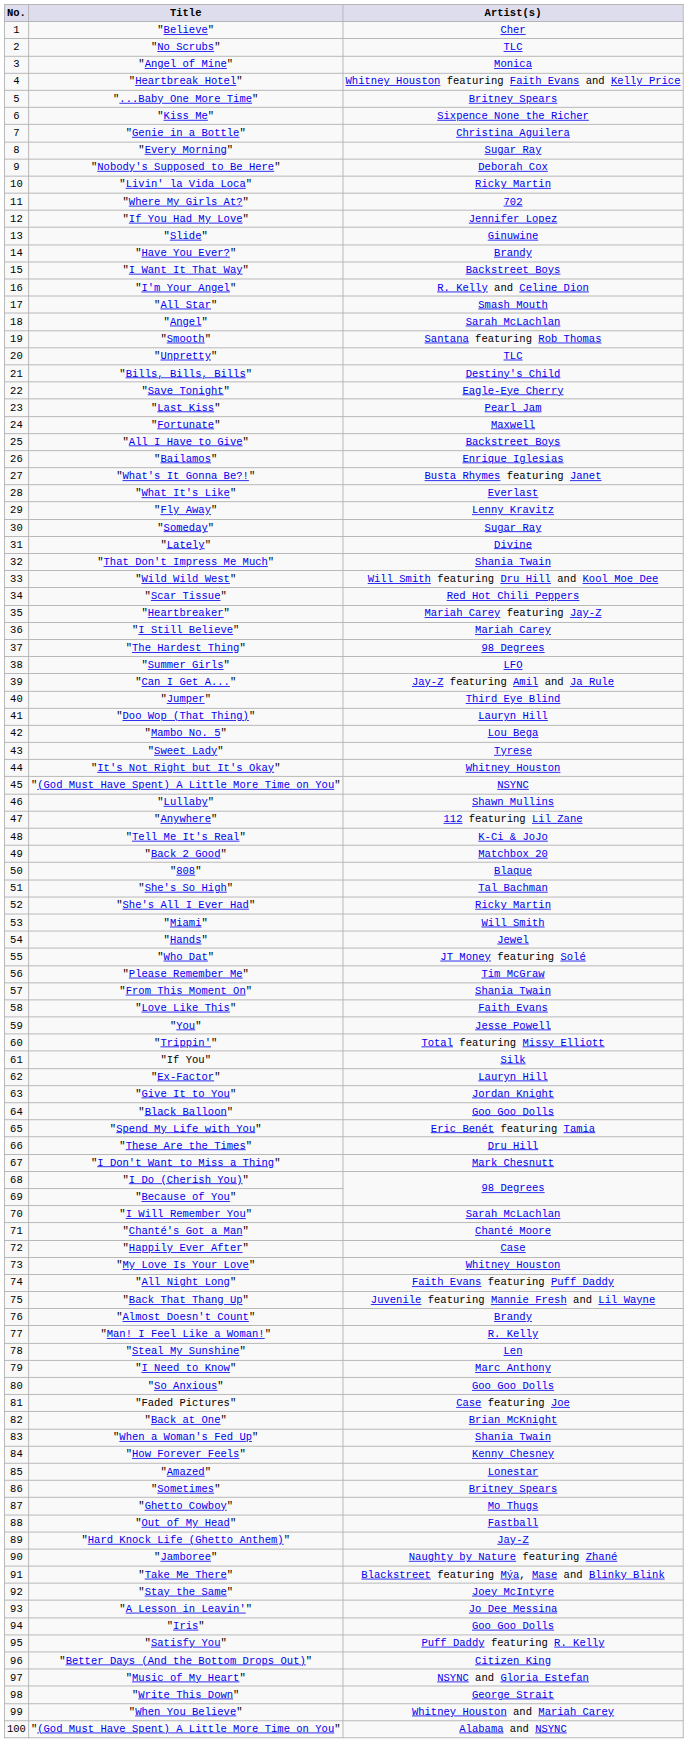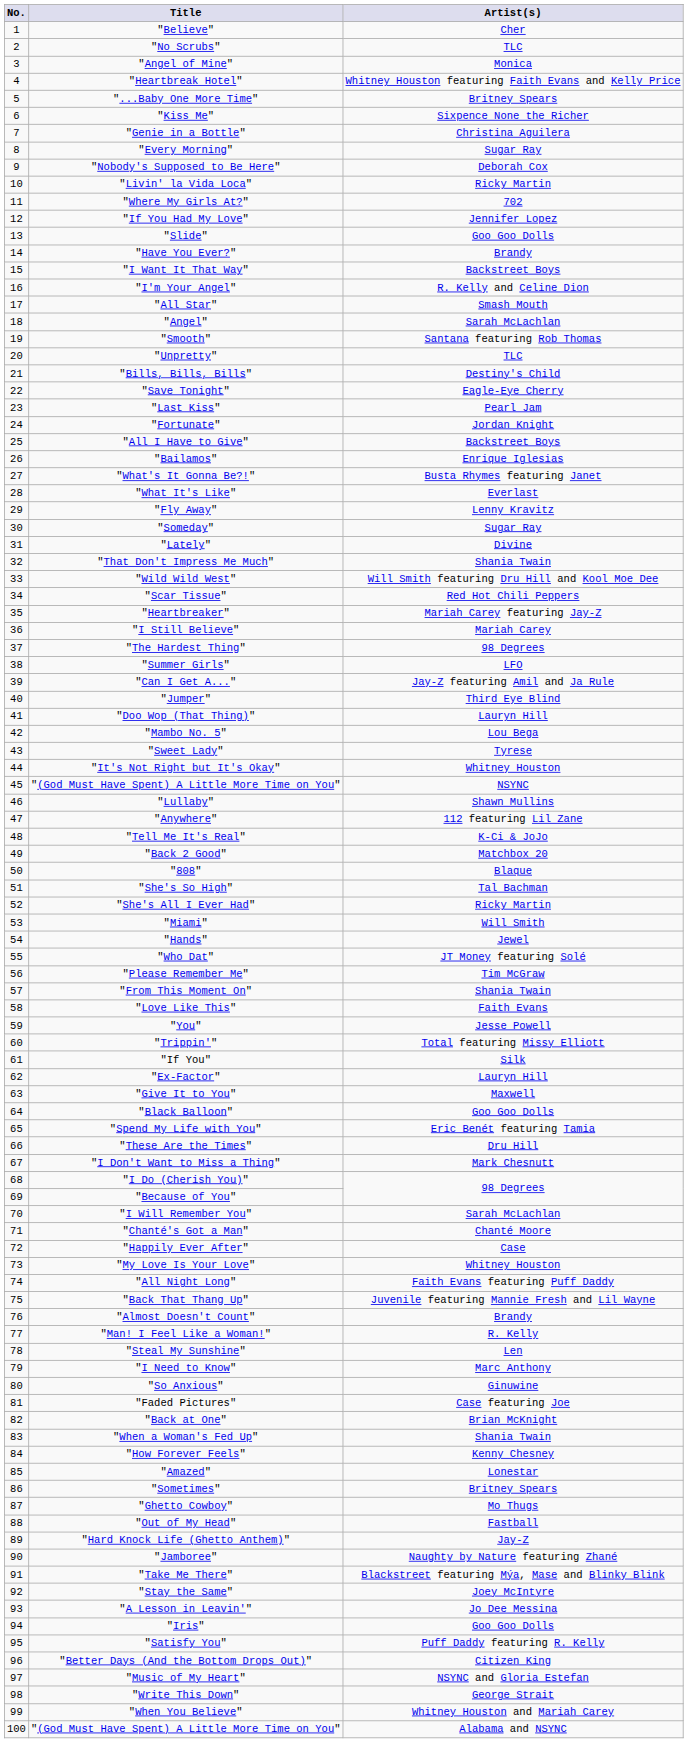(513, 236) Ginuwine -> (513, 236) Goo Goo Dolls
(513, 425) Maxwell -> (513, 425) Jordan Knight
(513, 1094) Jordan Knight -> (513, 1094) Maxwell
(513, 1386) Goo Goo Dolls -> (513, 1386) Ginuwine
